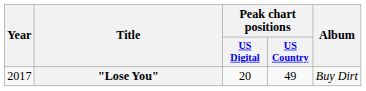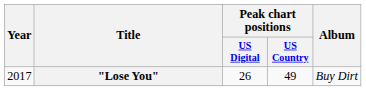(245, 76) 20 -> (245, 76) 26
